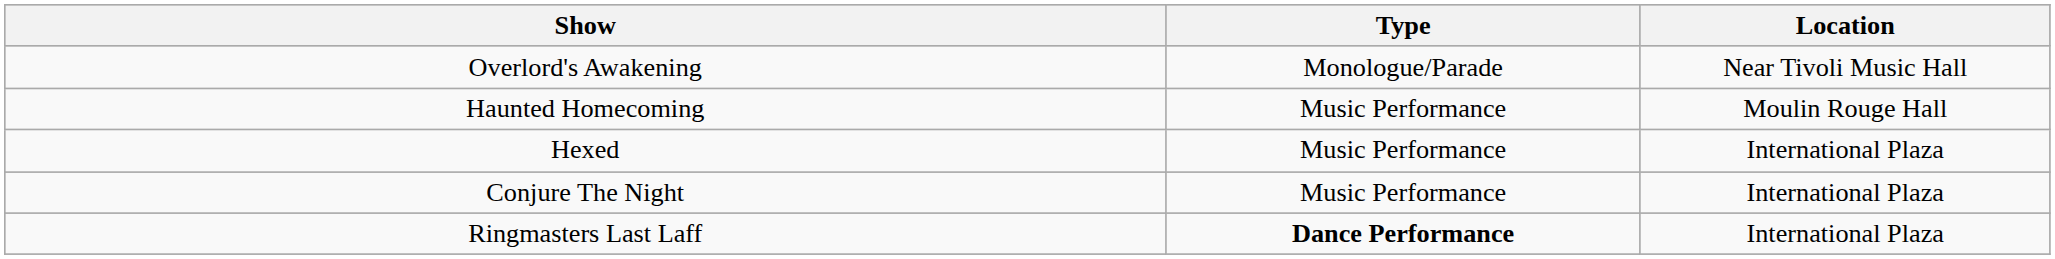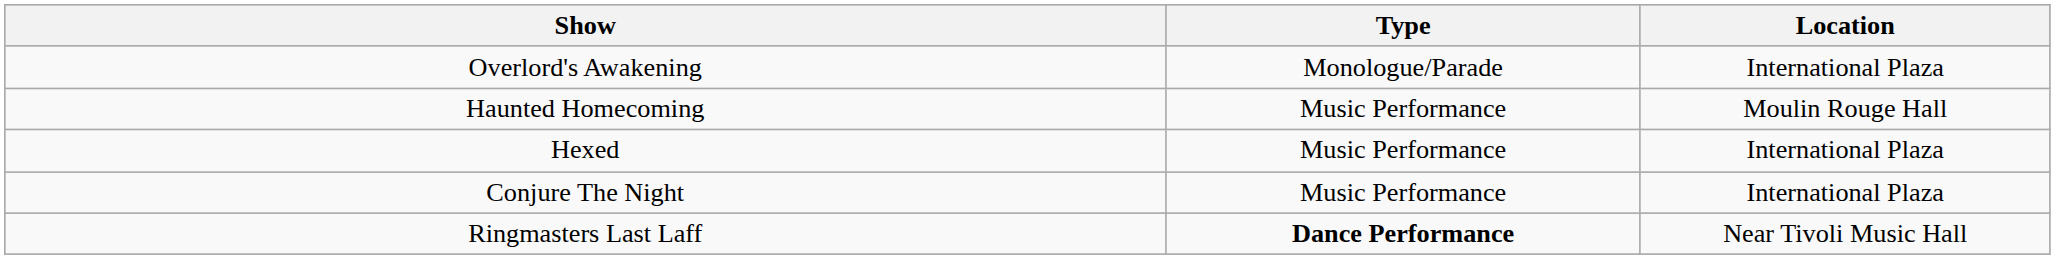(1845, 66) Near Tivoli Music Hall -> (1845, 66) International Plaza
(1845, 233) International Plaza -> (1845, 233) Near Tivoli Music Hall
